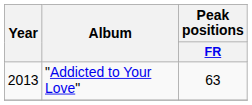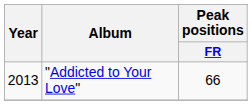(213, 80) 63 -> (213, 80) 66
